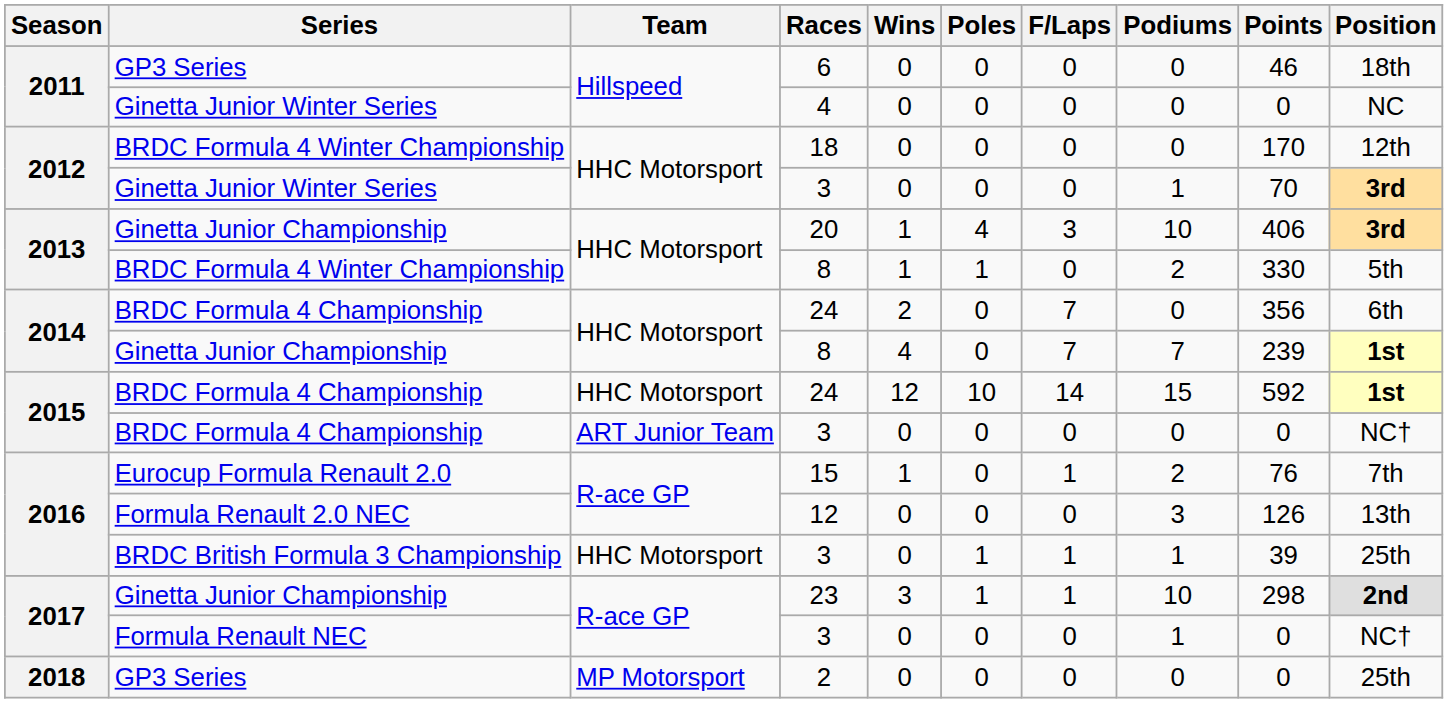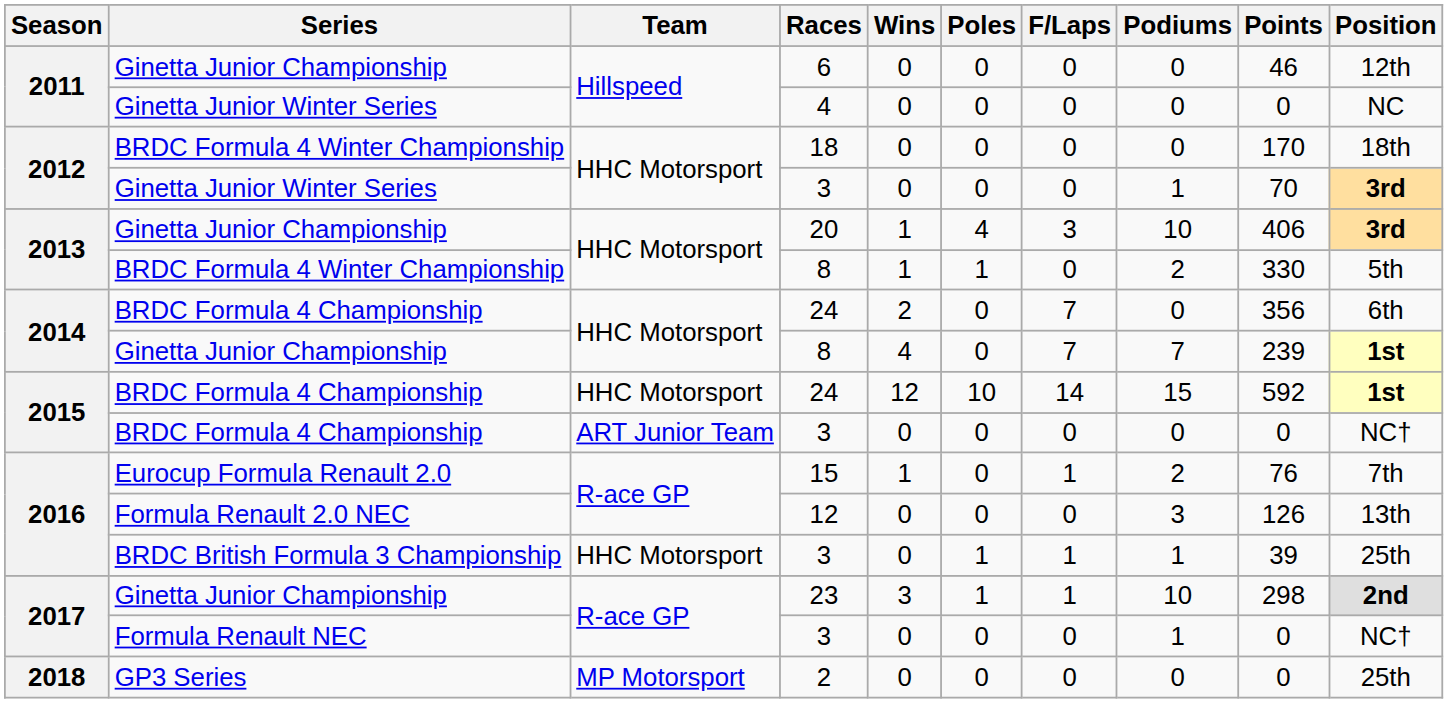(181, 66) GP3 Series -> (281, 66) Ginetta Junior Championship
(1386, 66) 18th -> (1386, 66) 12th
(1386, 148) 12th -> (1386, 148) 18th
